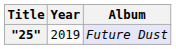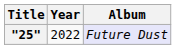(65, 35) 2019 -> (65, 35) 2022
